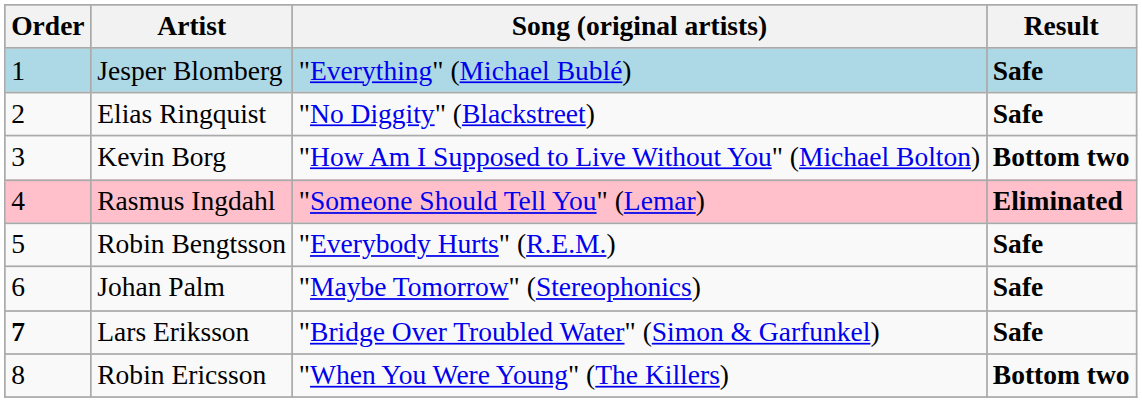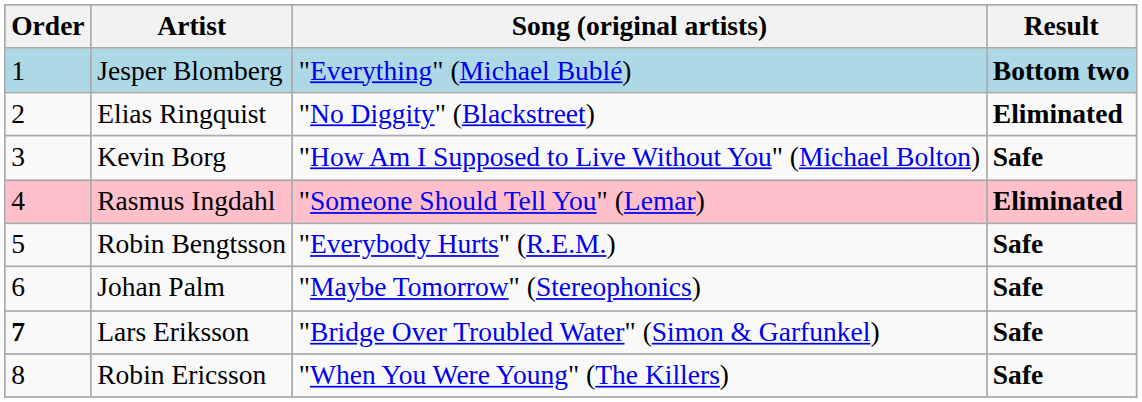(1018, 69) Safe -> (1061, 69) Bottom two
(1018, 113) Safe -> (1058, 113) Eliminated
(1061, 157) Bottom two -> (1018, 157) Safe
(1061, 375) Bottom two -> (1018, 375) Safe
